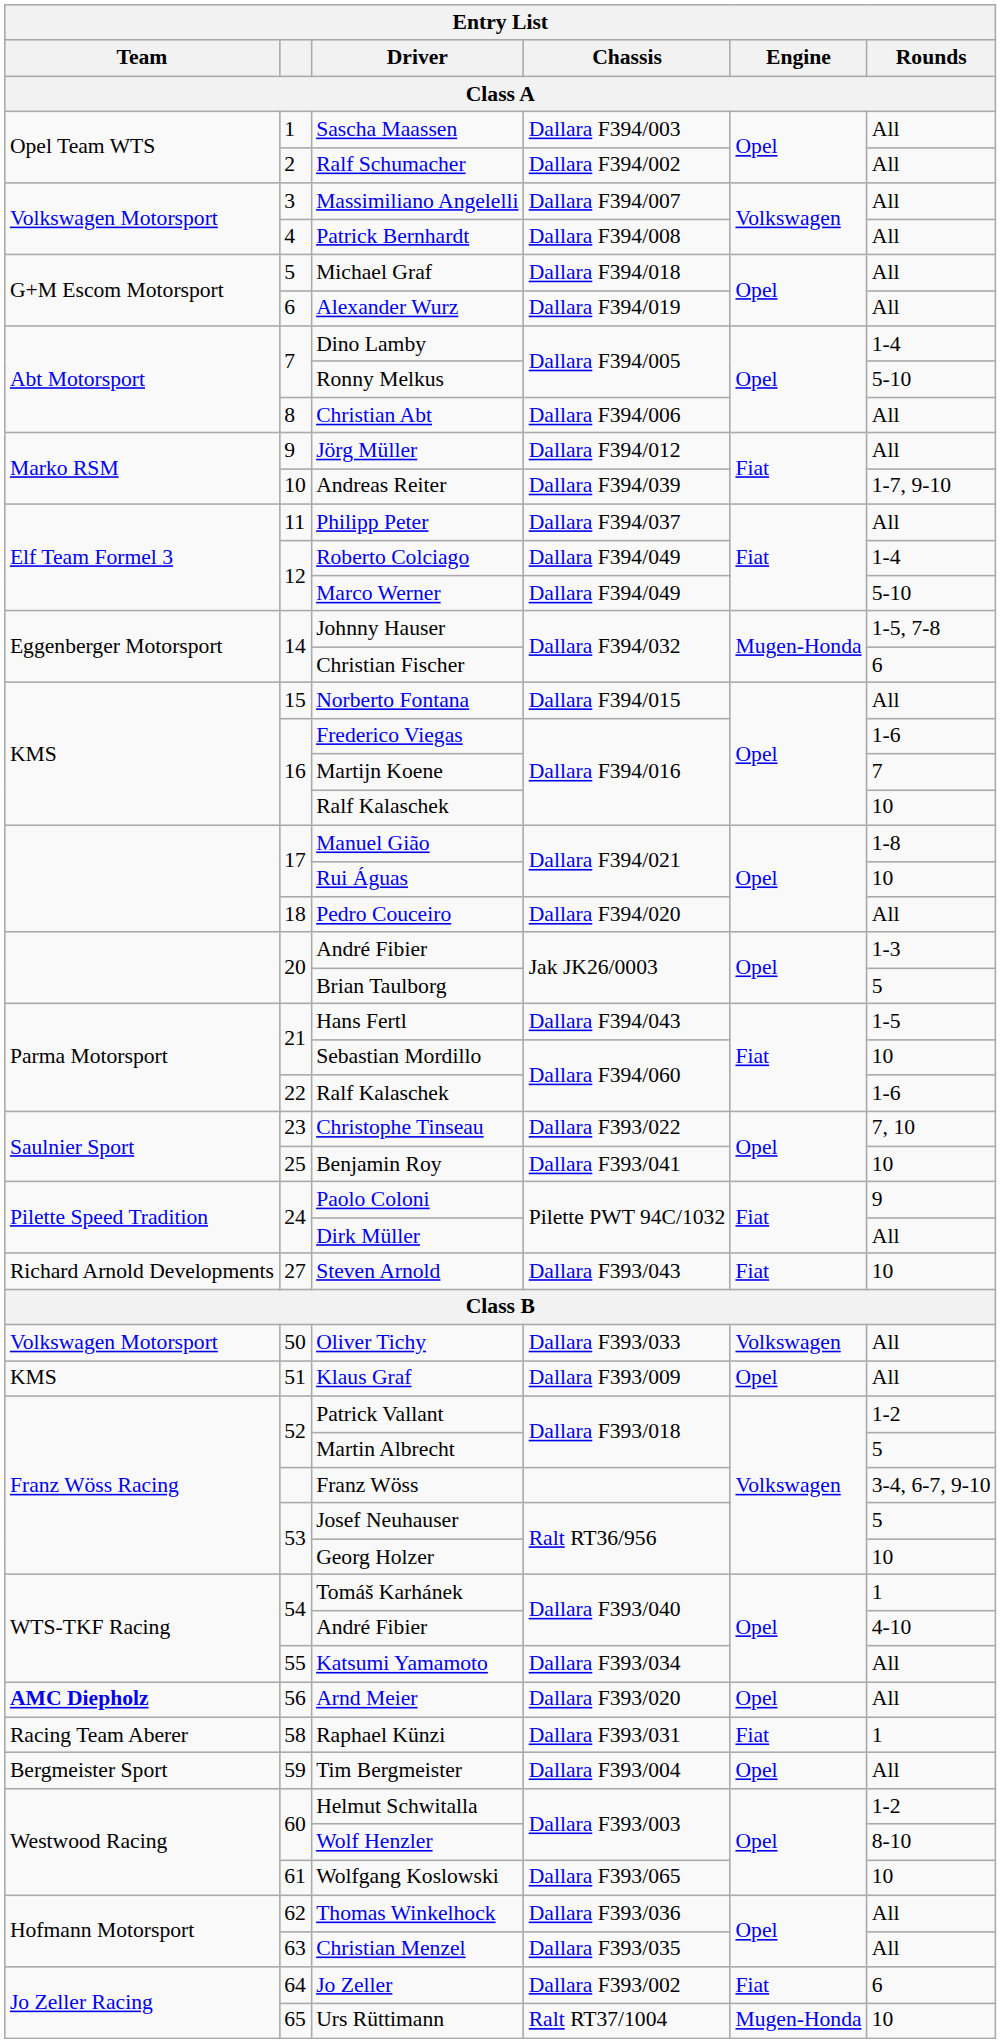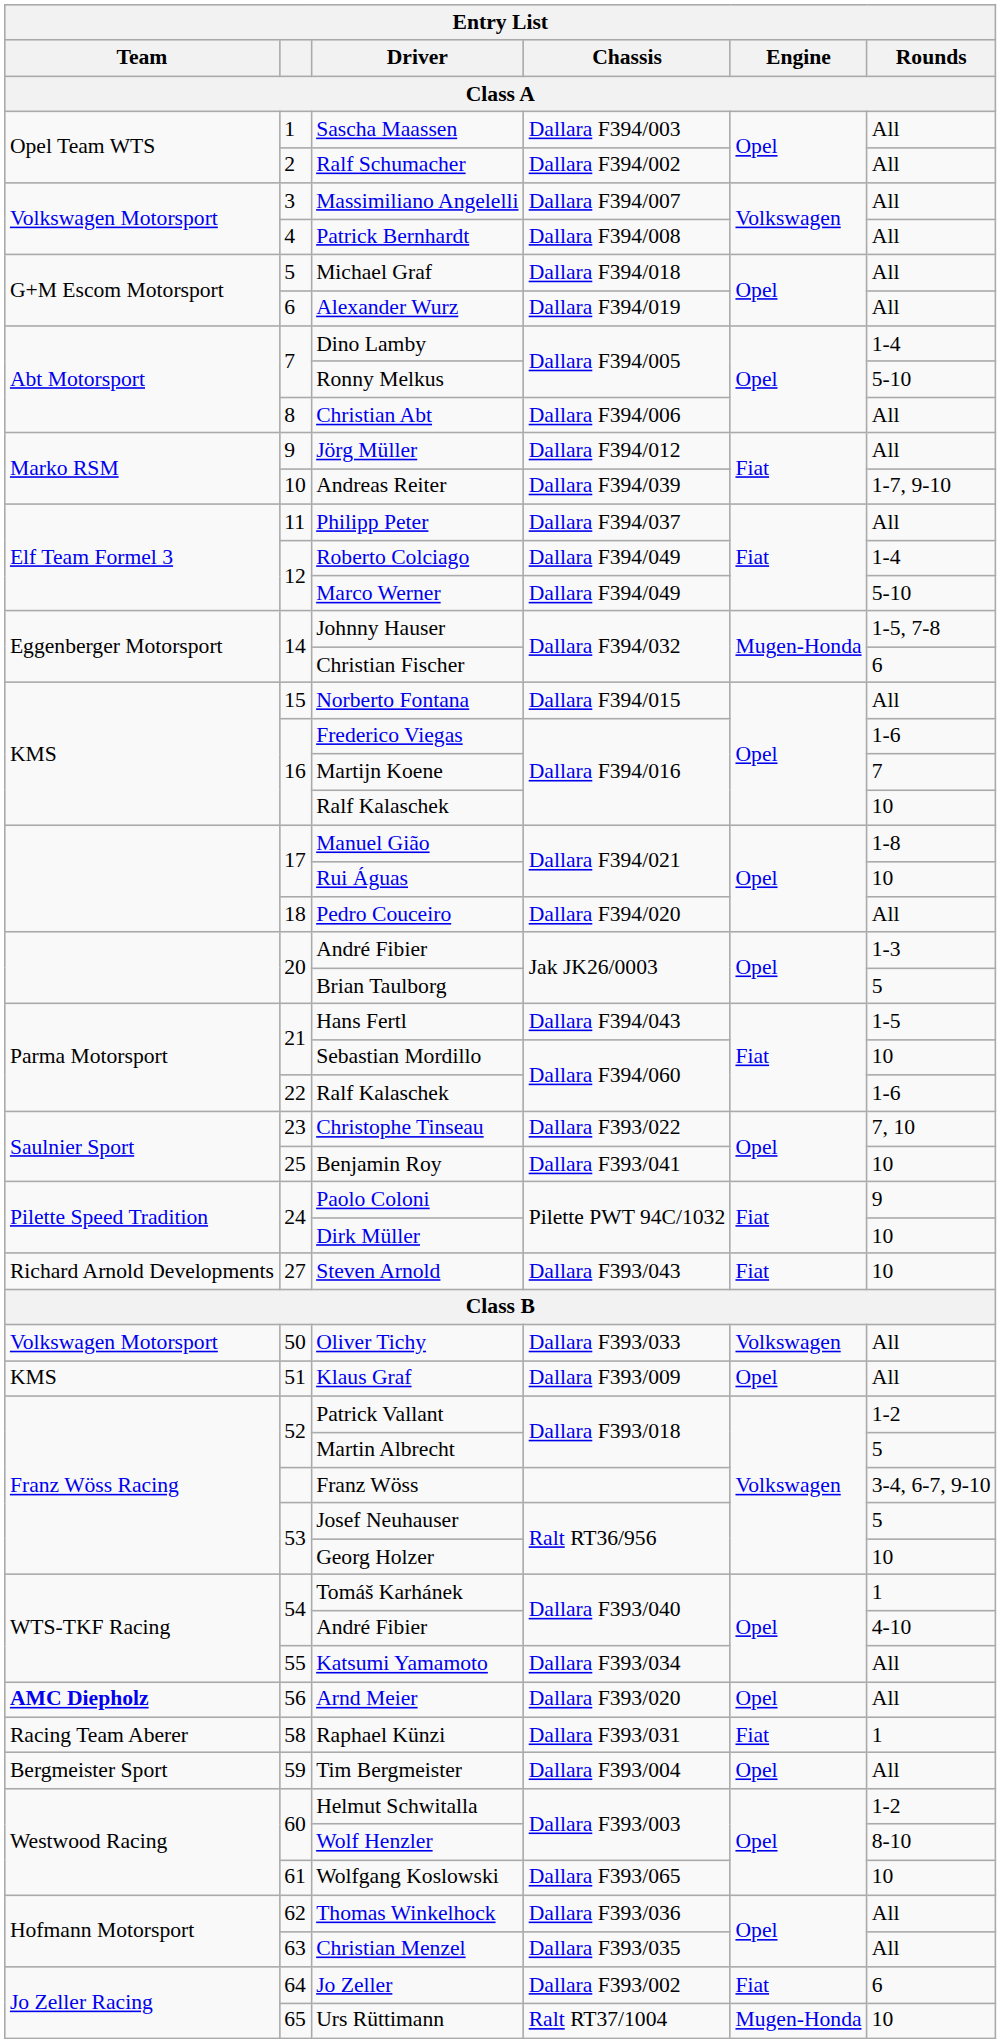(886, 1234) All -> (883, 1234) 10
